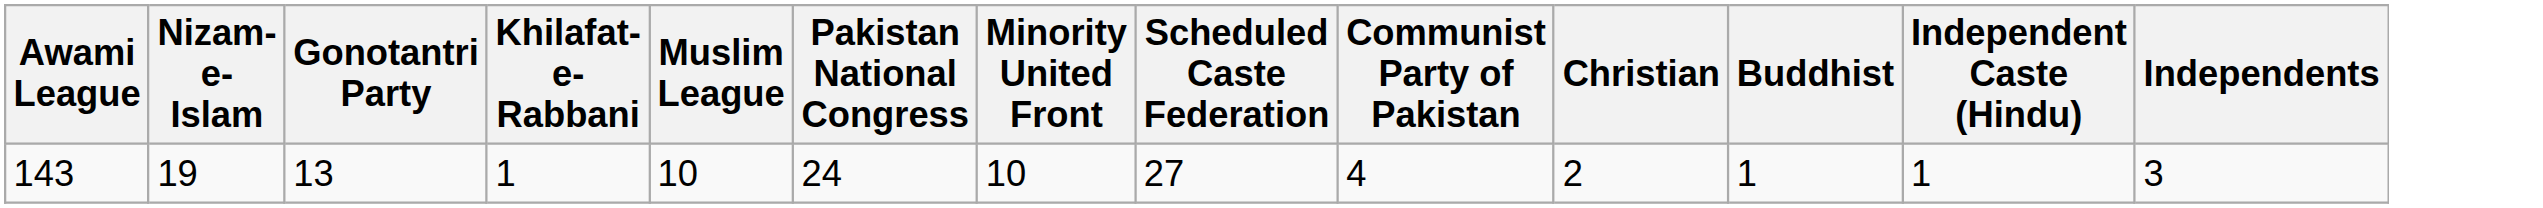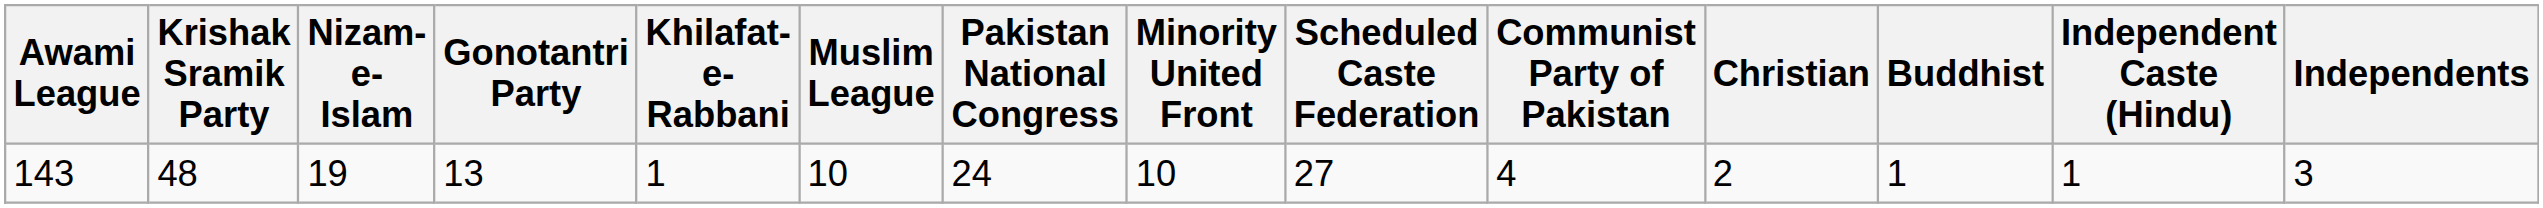+ column: (224, 74)
